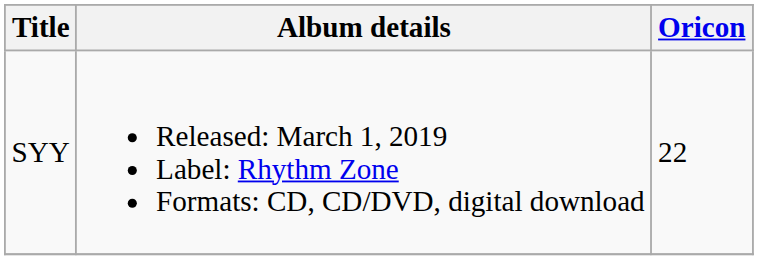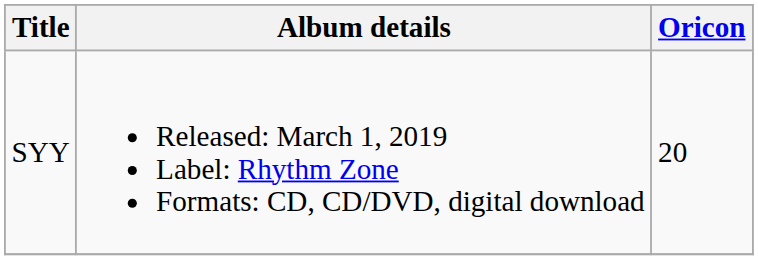(673, 152) 22 -> (673, 152) 20
